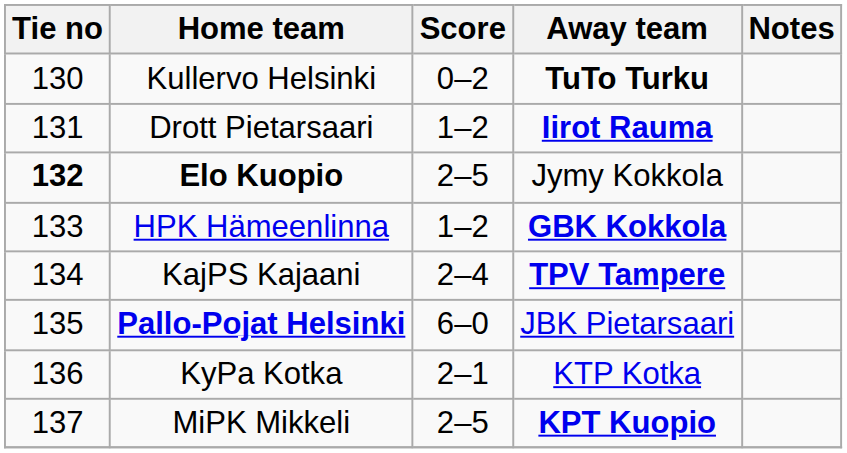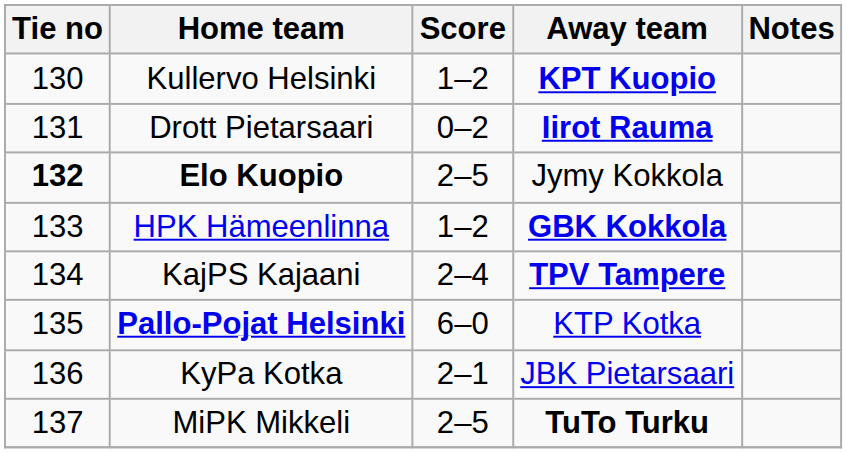(463, 78) 0–2 -> (463, 78) 1–2
(627, 78) TuTo Turku -> (627, 78) KPT Kuopio
(463, 127) 1–2 -> (463, 127) 0–2
(627, 324) JBK Pietarsaari -> (627, 324) KTP Kotka
(627, 373) KTP Kotka -> (627, 373) JBK Pietarsaari
(627, 422) KPT Kuopio -> (627, 422) TuTo Turku
